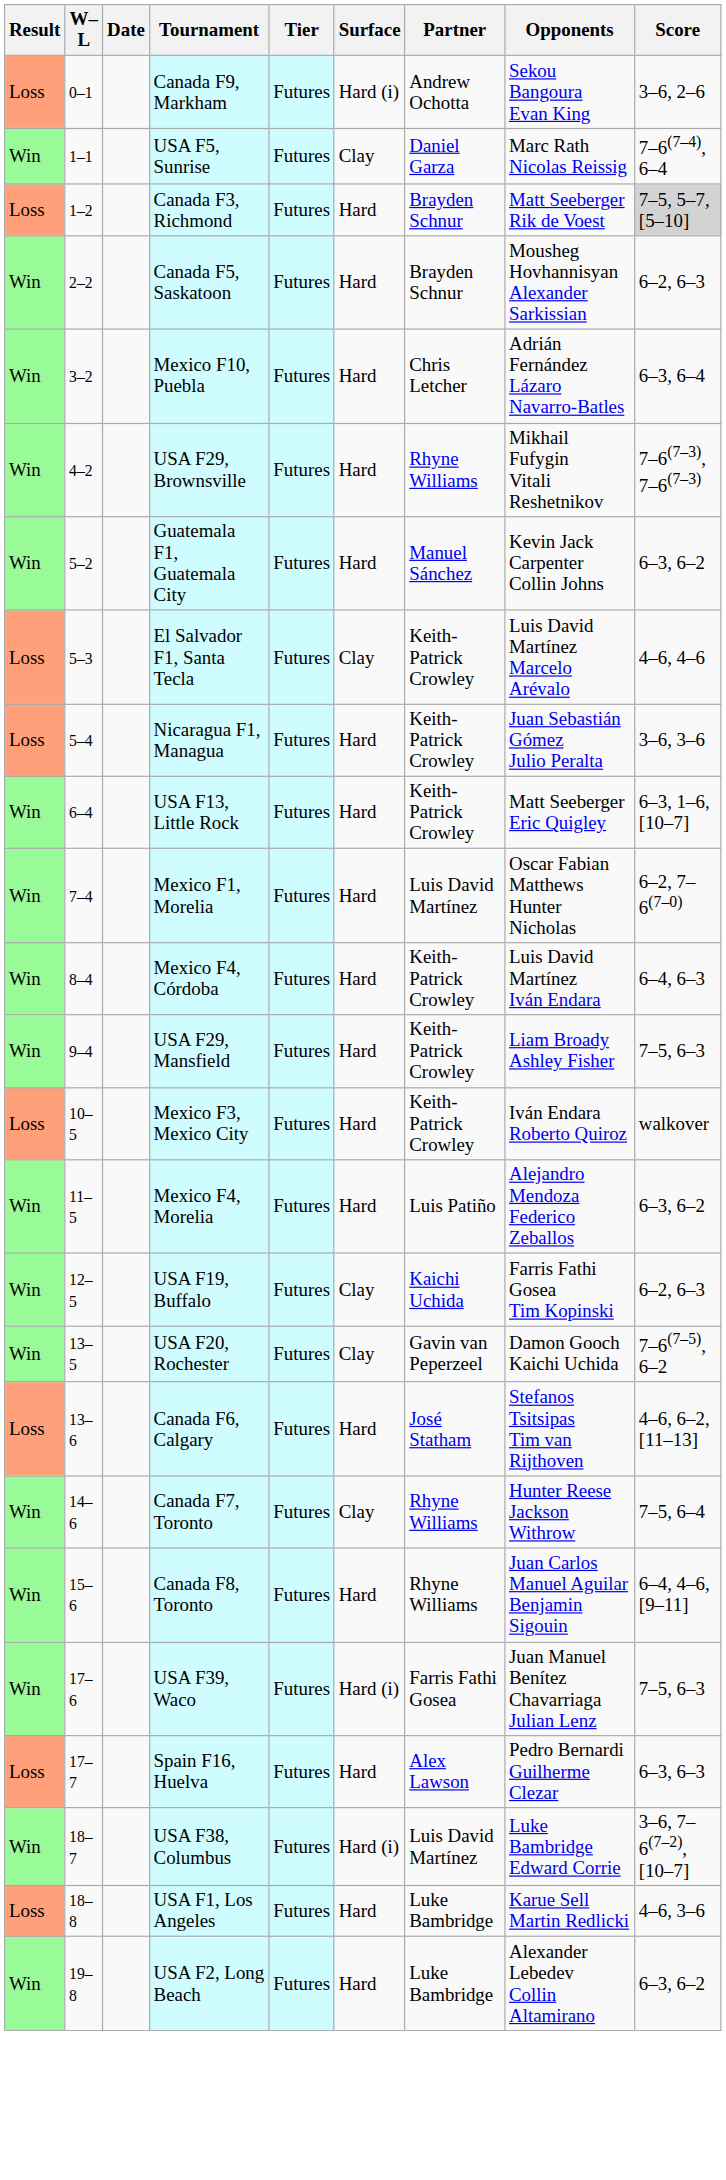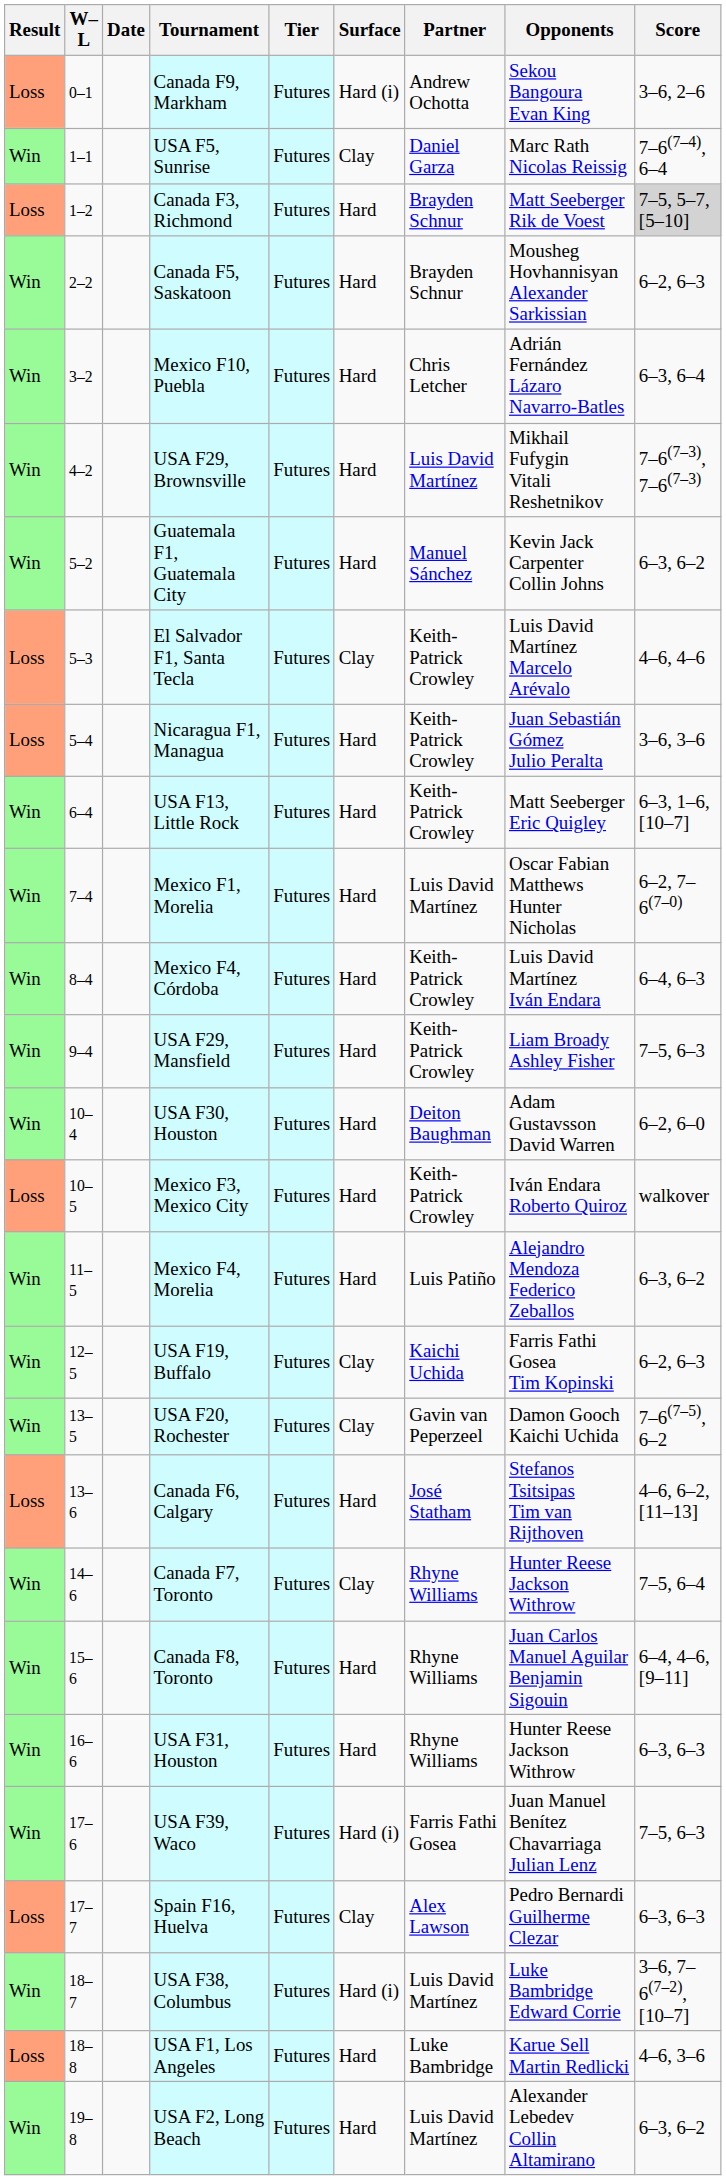(443, 469) Rhyne Williams -> (451, 469) Luis David Martínez
+ row: (191, 1123)
+ row: (191, 1750)
(358, 1771) Hard -> (357, 1916) Clay
(451, 1983) Luke Bambridge -> (451, 2128) Luis David Martínez
